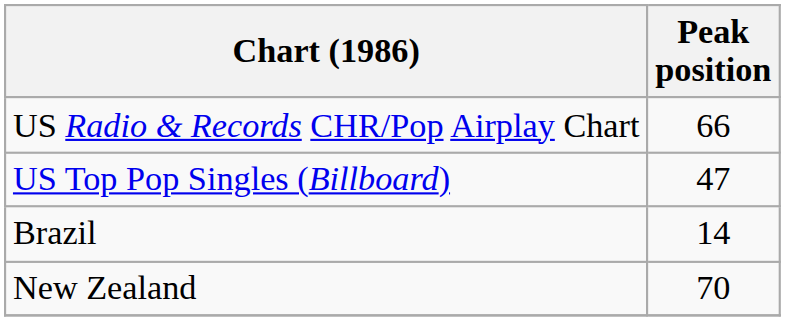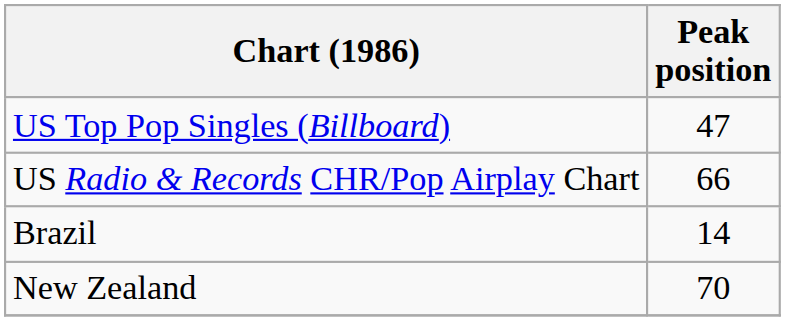rows swapped: (232, 178) <-> (326, 124)
